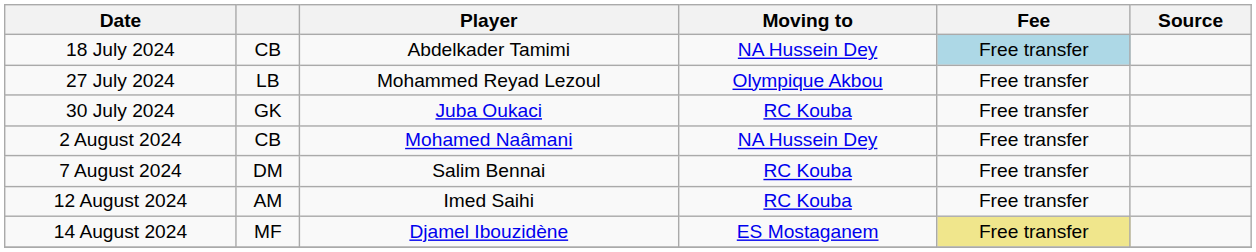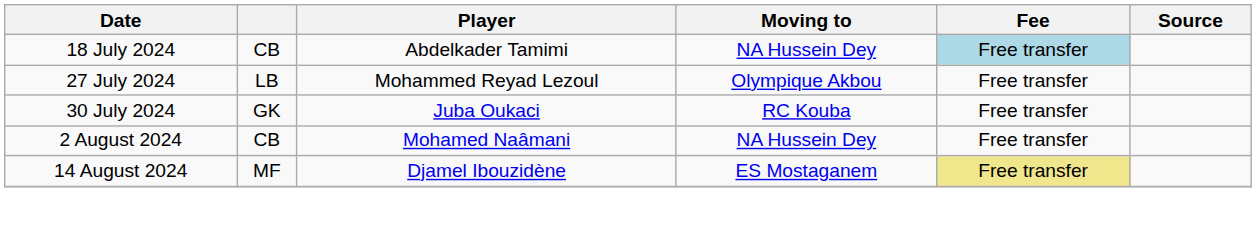- row: (120, 171)
- row: (120, 201)
